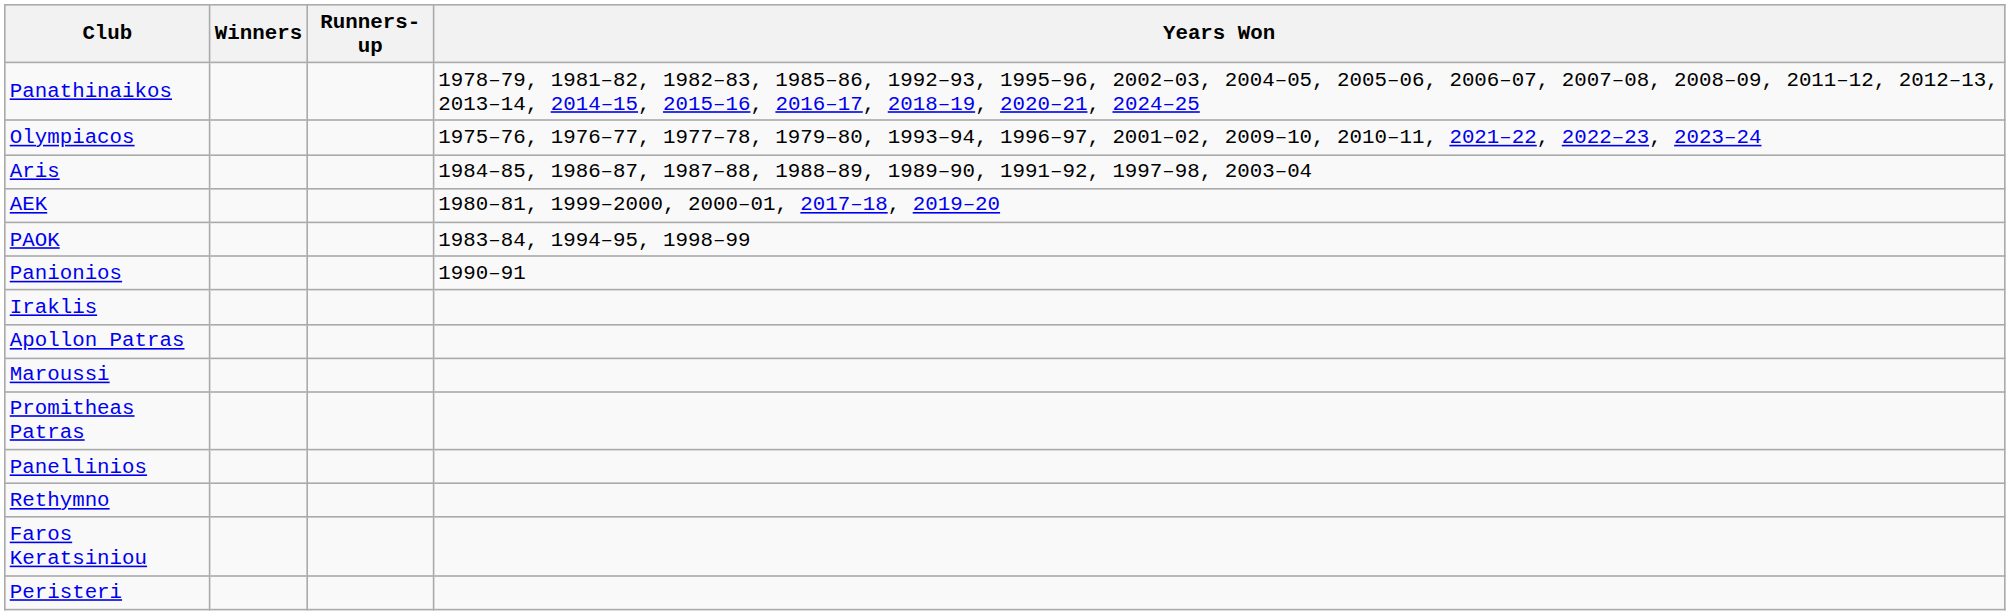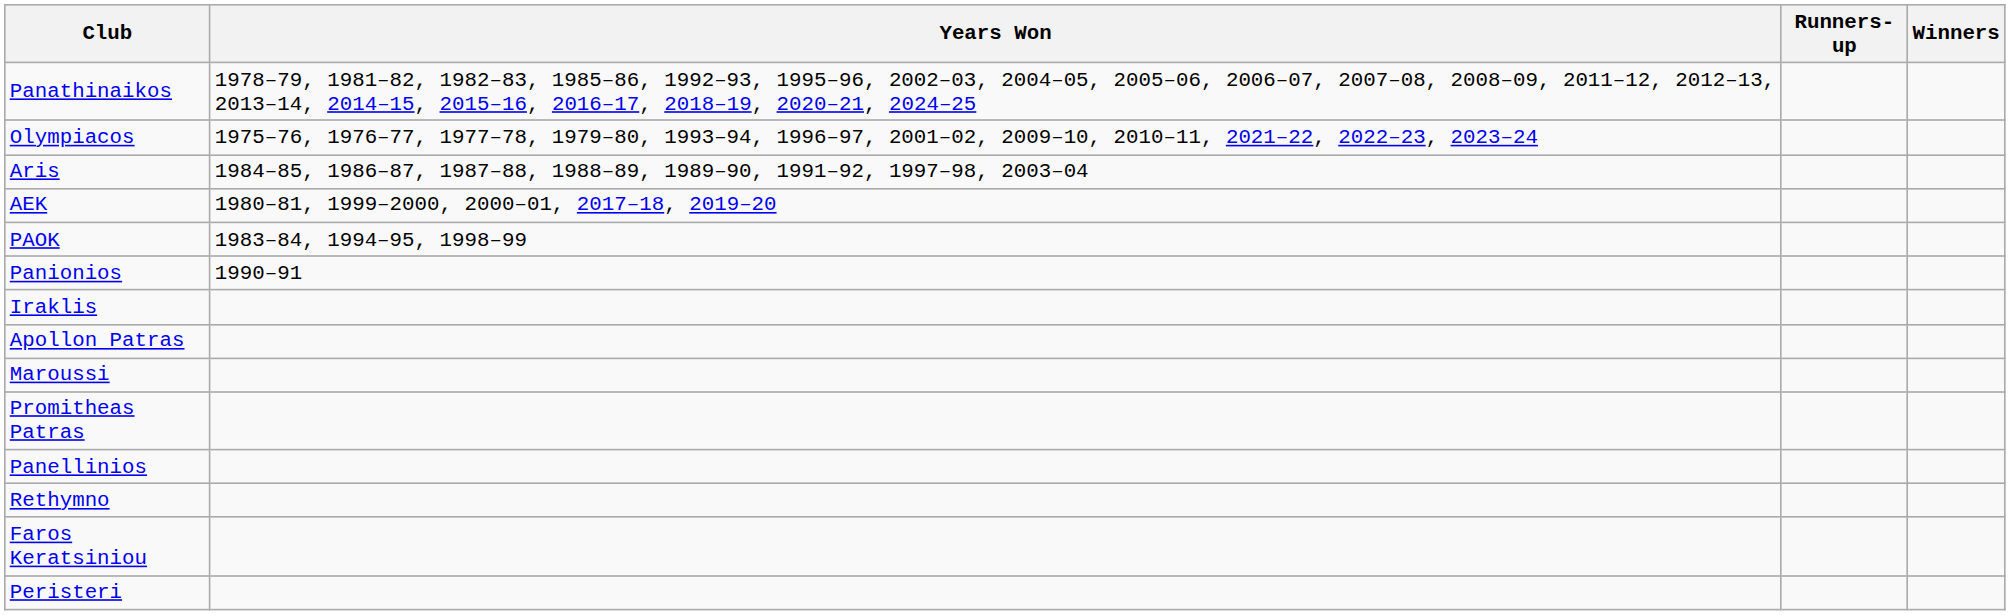columns swapped: (259, 34) <-> (1219, 34)
